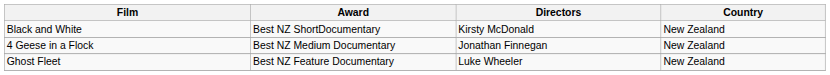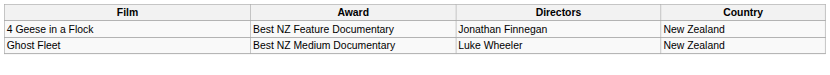- row: (44, 29)
(324, 45) Best NZ Medium Documentary -> (324, 29) Best NZ Feature Documentary
(324, 62) Best NZ Feature Documentary -> (324, 45) Best NZ Medium Documentary
